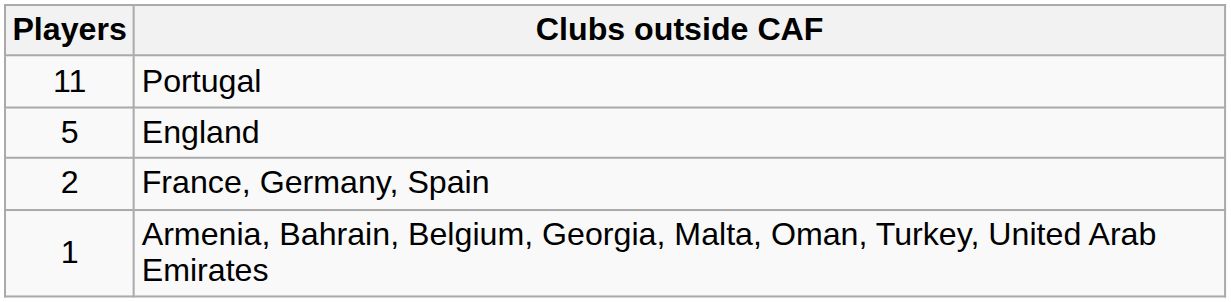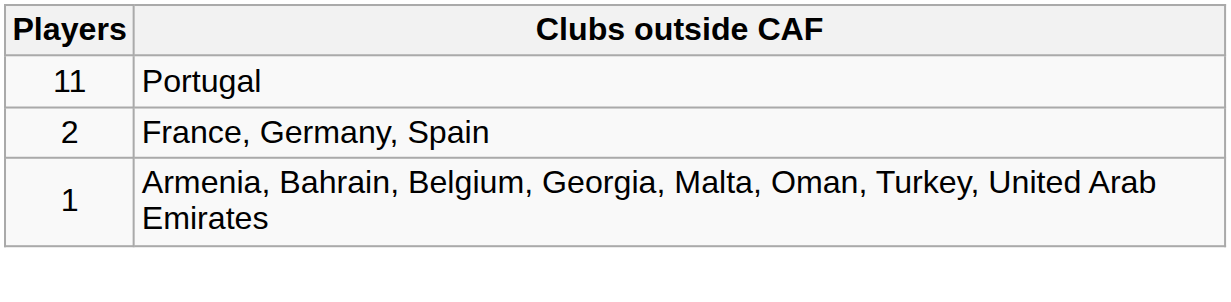- row: (201, 132)
